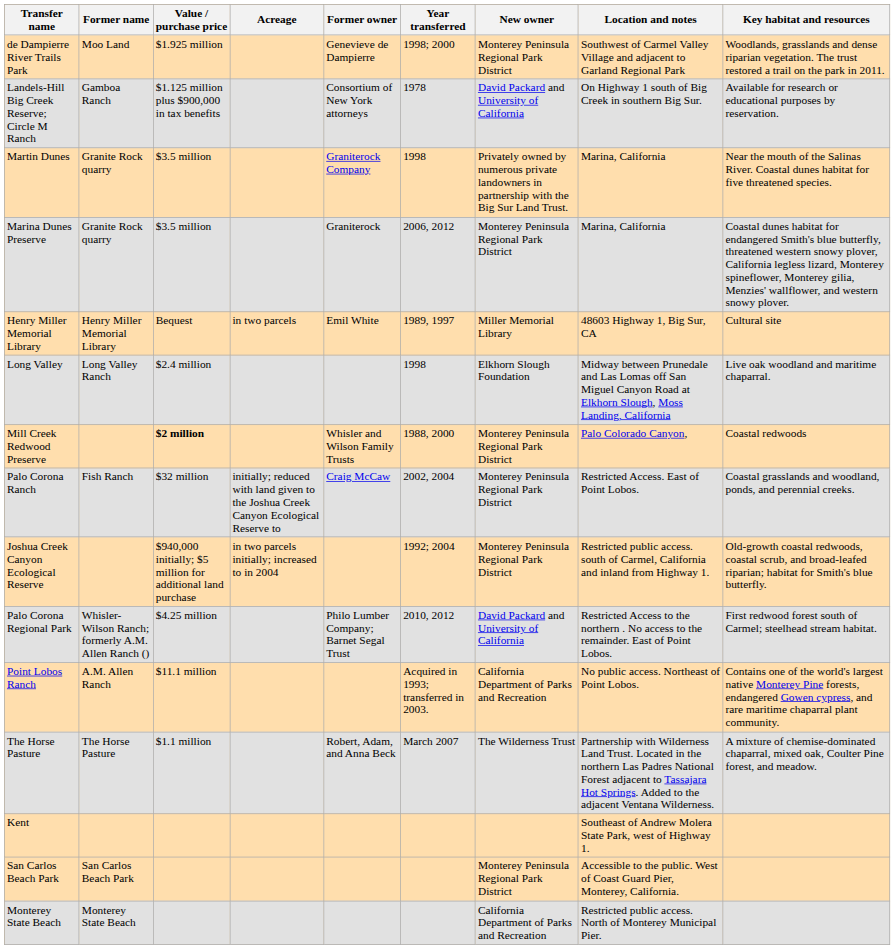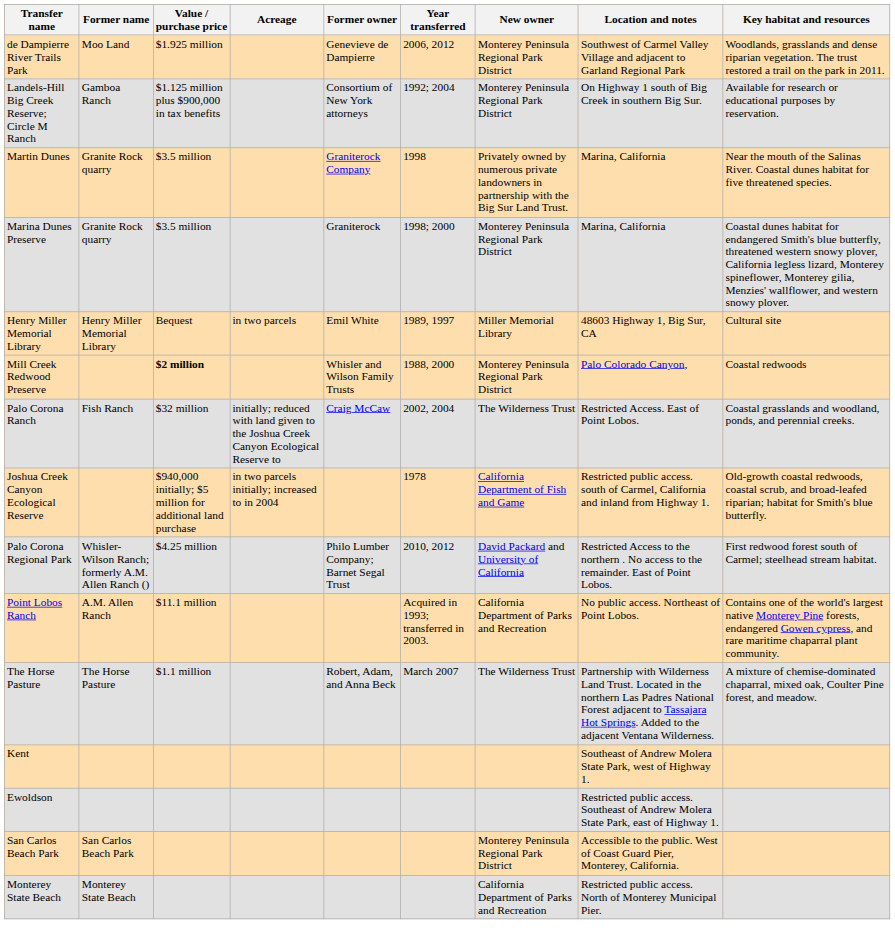(429, 44) 1998; 2000 -> (429, 44) 2006, 2012
(415, 87) 1978 -> (429, 87) 1992; 2004
(521, 100) David Packard and University of California -> (524, 100) Monterey Peninsula Regional Park District
(429, 226) 2006, 2012 -> (429, 226) 1998; 2000
- row: (35, 364)
(524, 489) Monterey Peninsula Regional Park District -> (527, 408) The Wilderness Trust
(429, 546) 1992; 2004 -> (415, 477) 1978
(524, 559) Monterey Peninsula Regional Park District -> (522, 489) California Department of Fish and Game
+ row: (30, 797)
